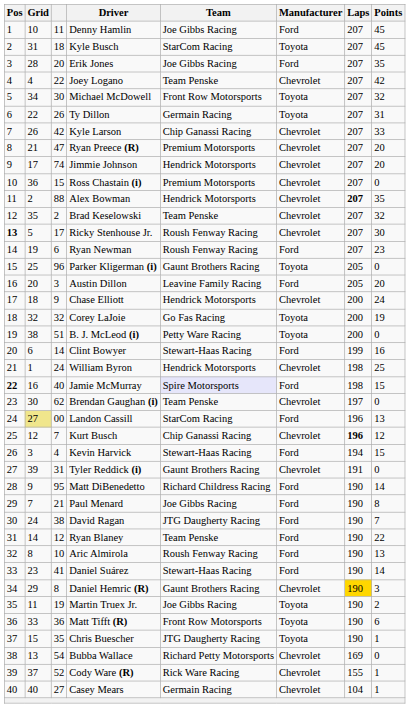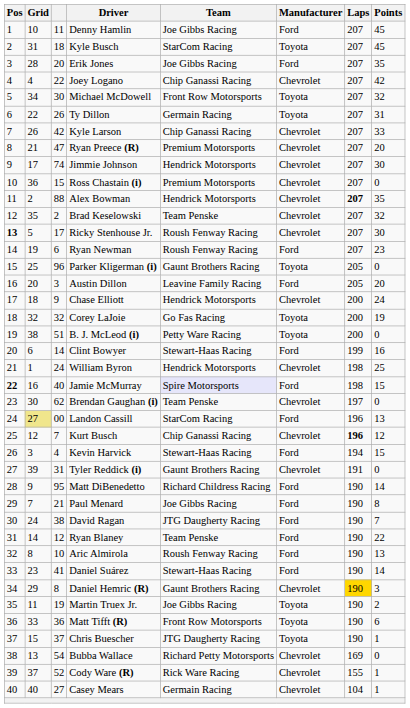(190, 80) Team Penske -> (207, 80) Chip Ganassi Racing
(379, 164) 20 -> (379, 164) 30
(59, 638) 35 -> (59, 638) 37
